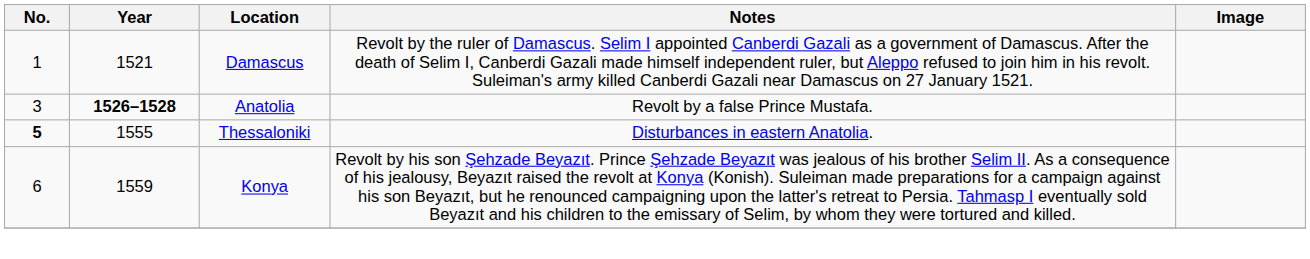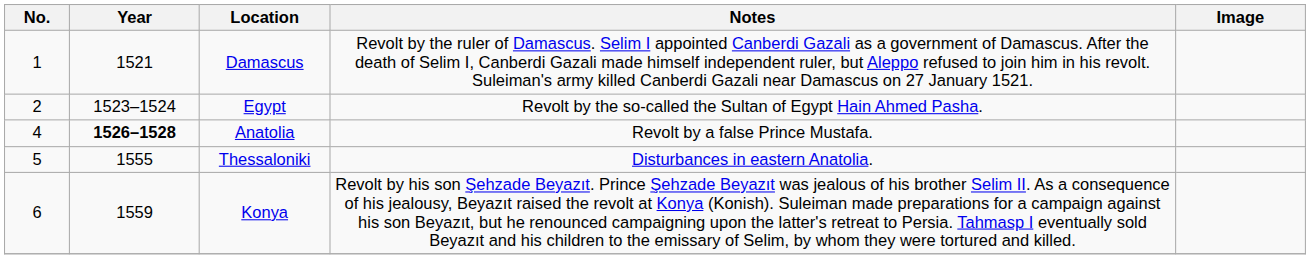+ row: (265, 106)
(37, 106) 3 -> (37, 133) 4
(37, 133) bold -> (37, 159) normal
